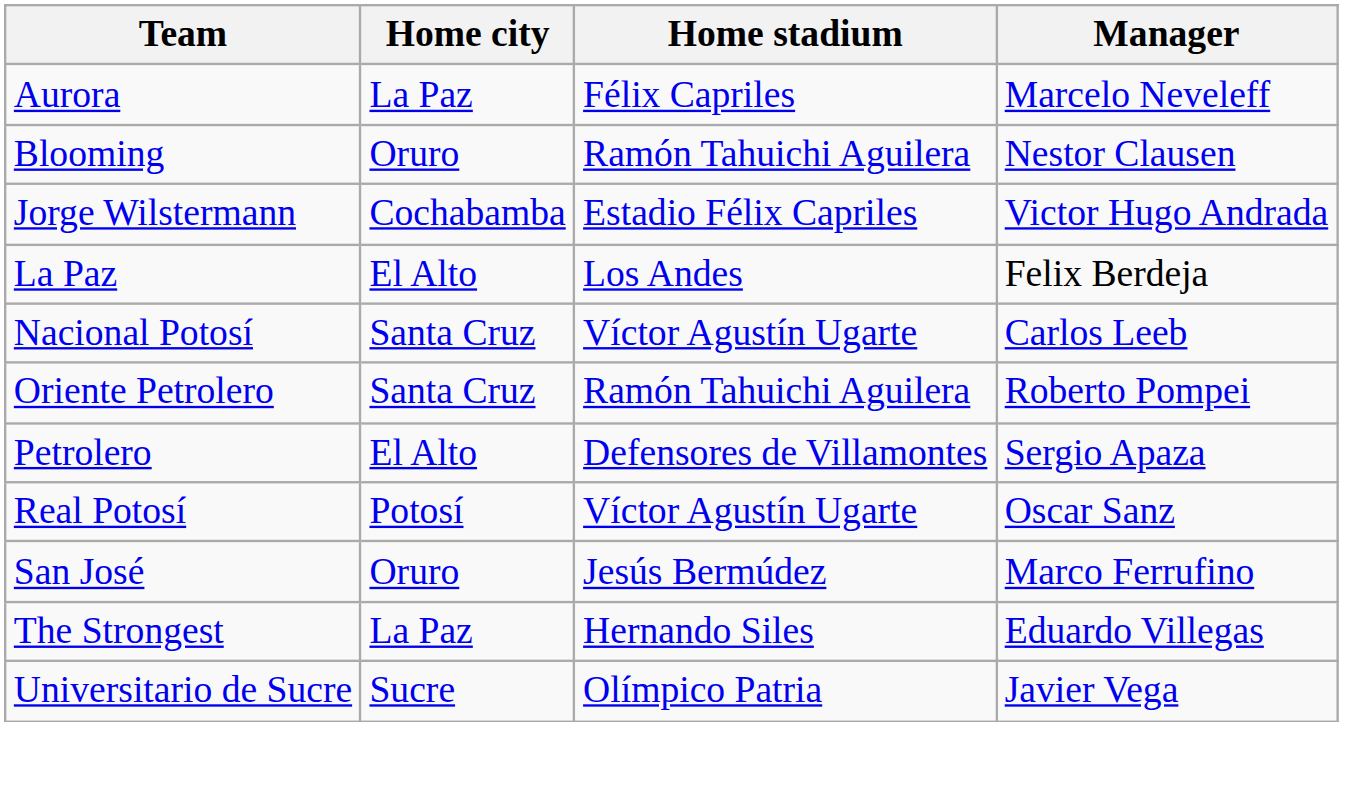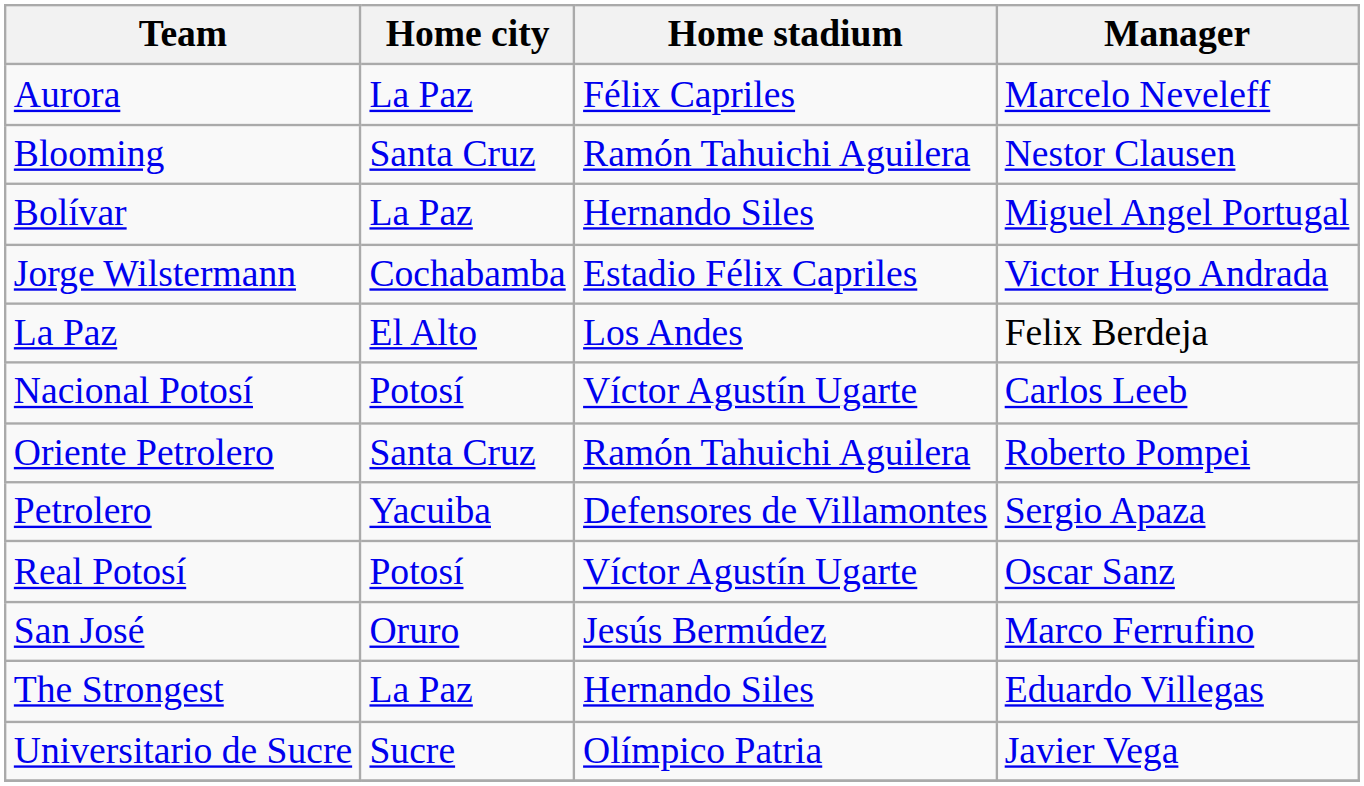(414, 153) Oruro -> (452, 153) Santa Cruz
+ row: (70, 213)
(452, 332) Santa Cruz -> (416, 392) Potosí
(423, 451) El Alto -> (430, 511) Yacuiba
